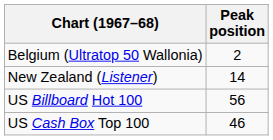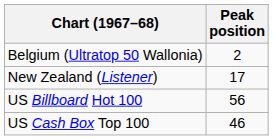(237, 77) 14 -> (237, 77) 17
